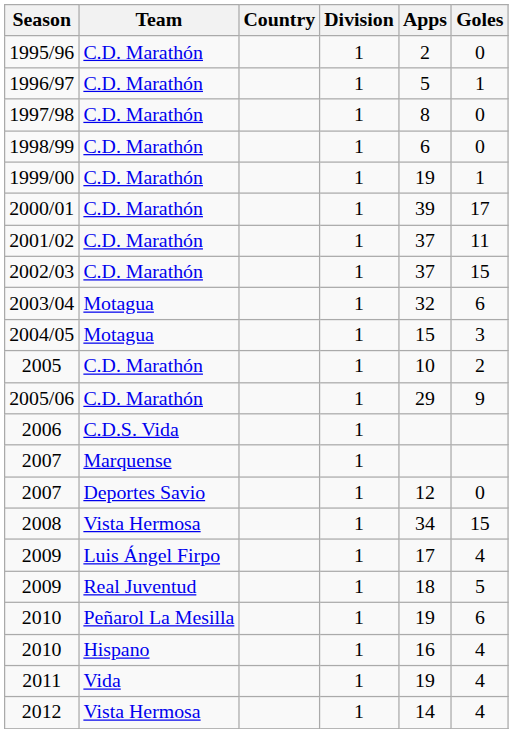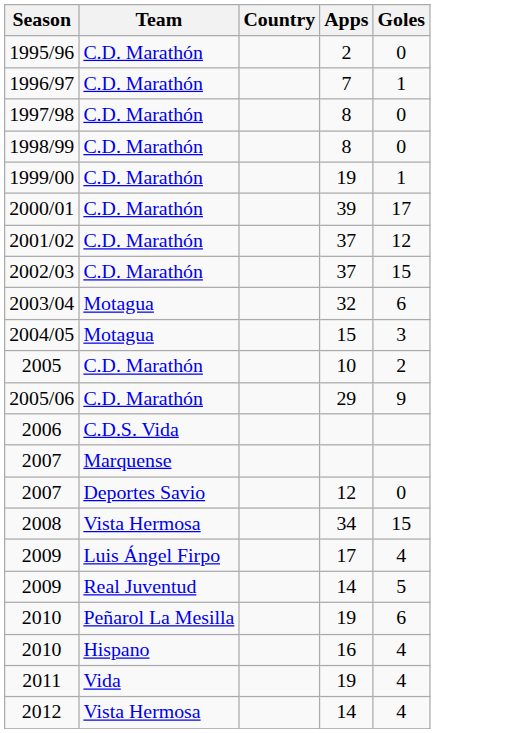- column: (359, 20)
(425, 83) 5 -> (346, 83) 7
(425, 146) 6 -> (346, 146) 8
(480, 240) 11 -> (401, 240) 12
(425, 586) 18 -> (346, 586) 14
